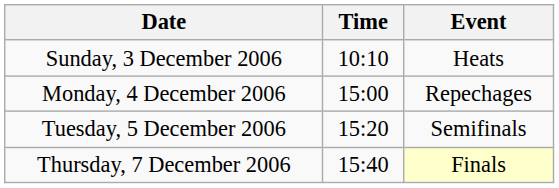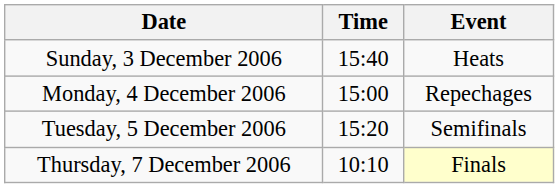(363, 57) 10:10 -> (363, 57) 15:40
(363, 164) 15:40 -> (363, 164) 10:10
